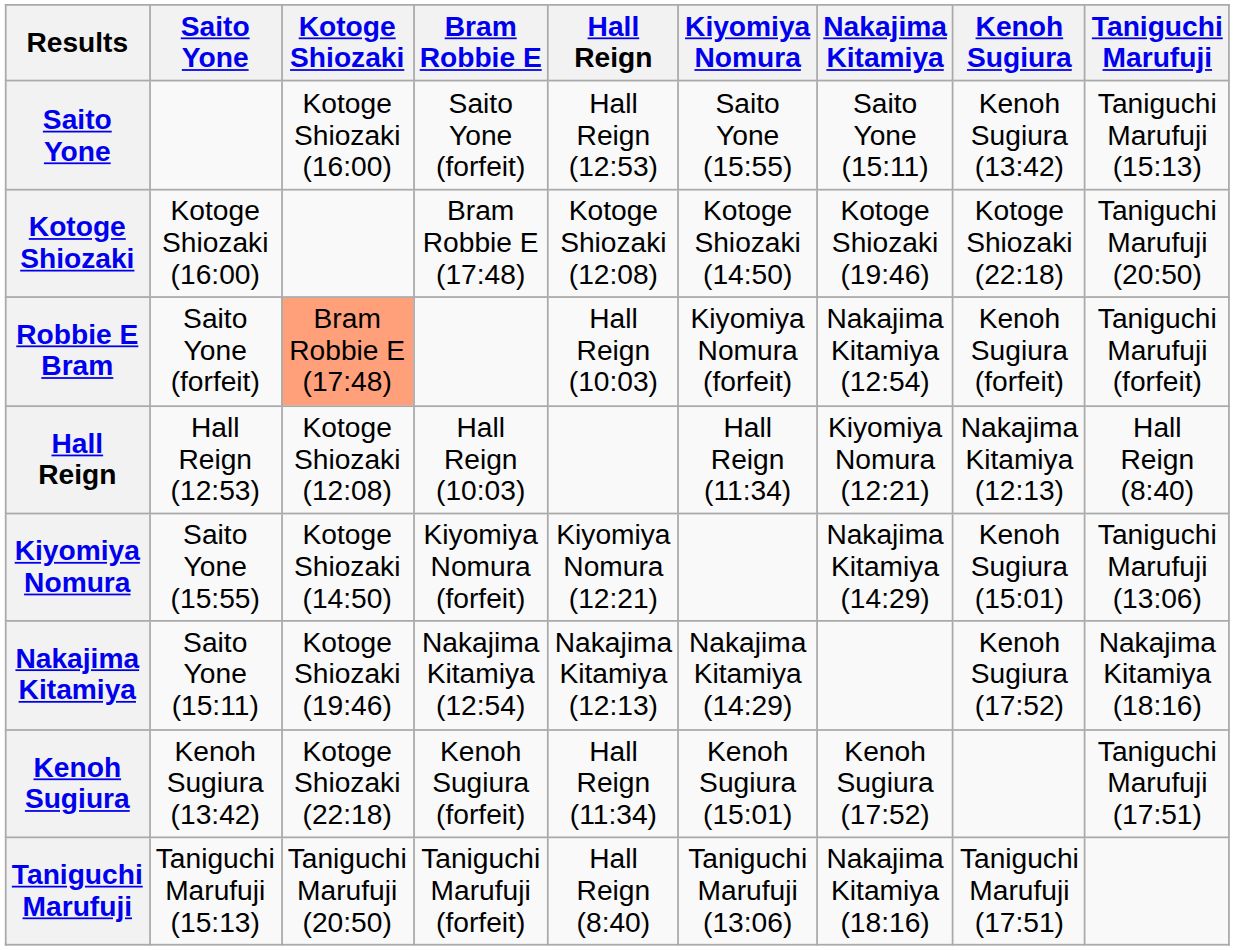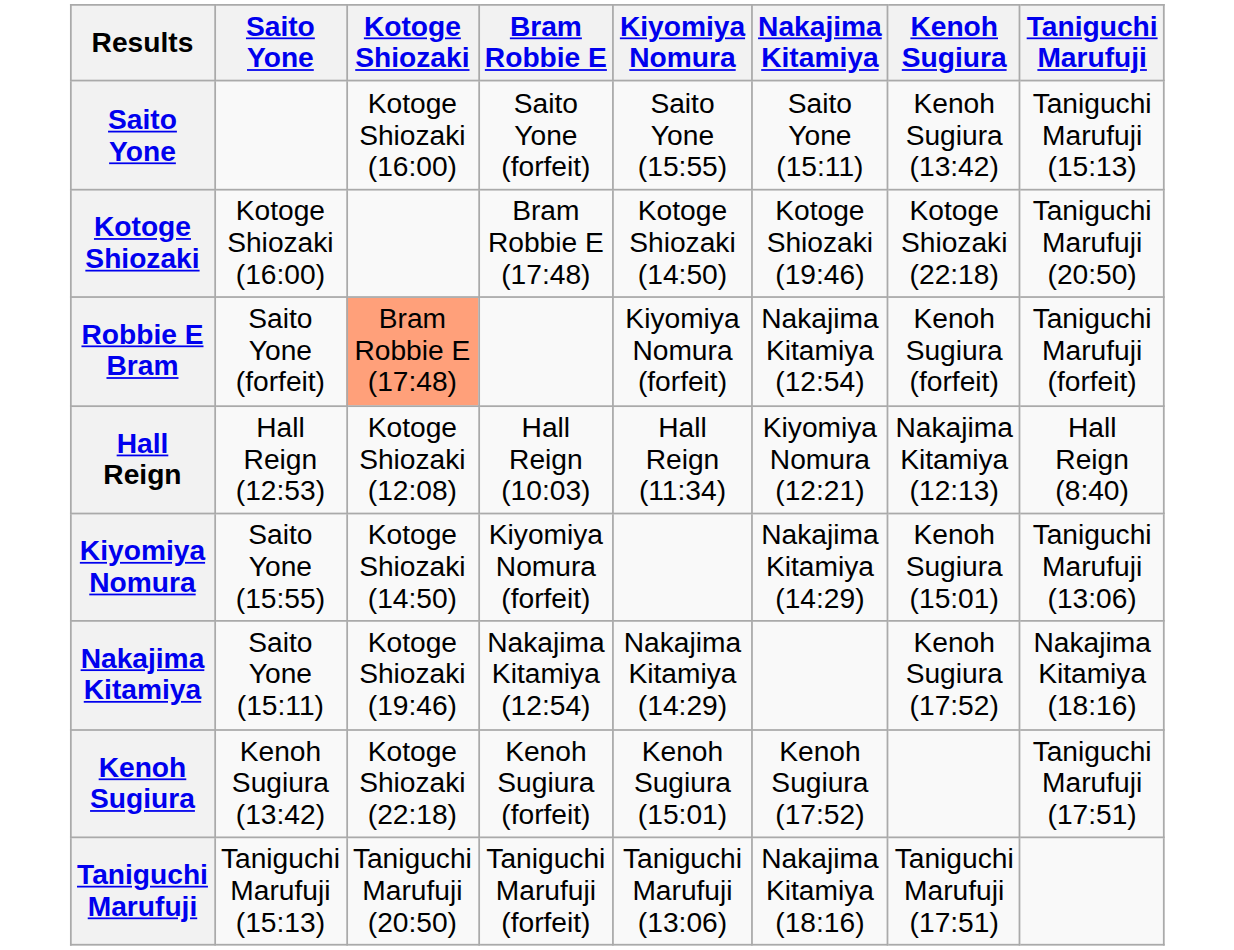- column: (613, 42)
